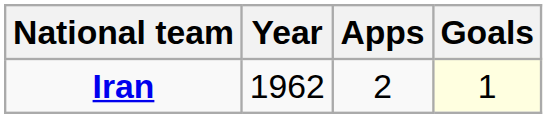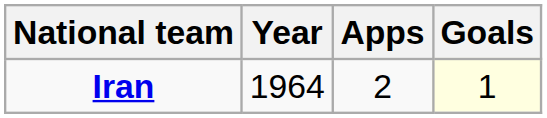(287, 85) 1962 -> (287, 85) 1964
